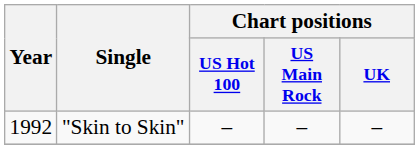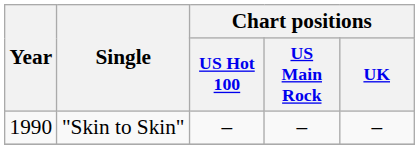(31, 127) 1992 -> (31, 127) 1990
